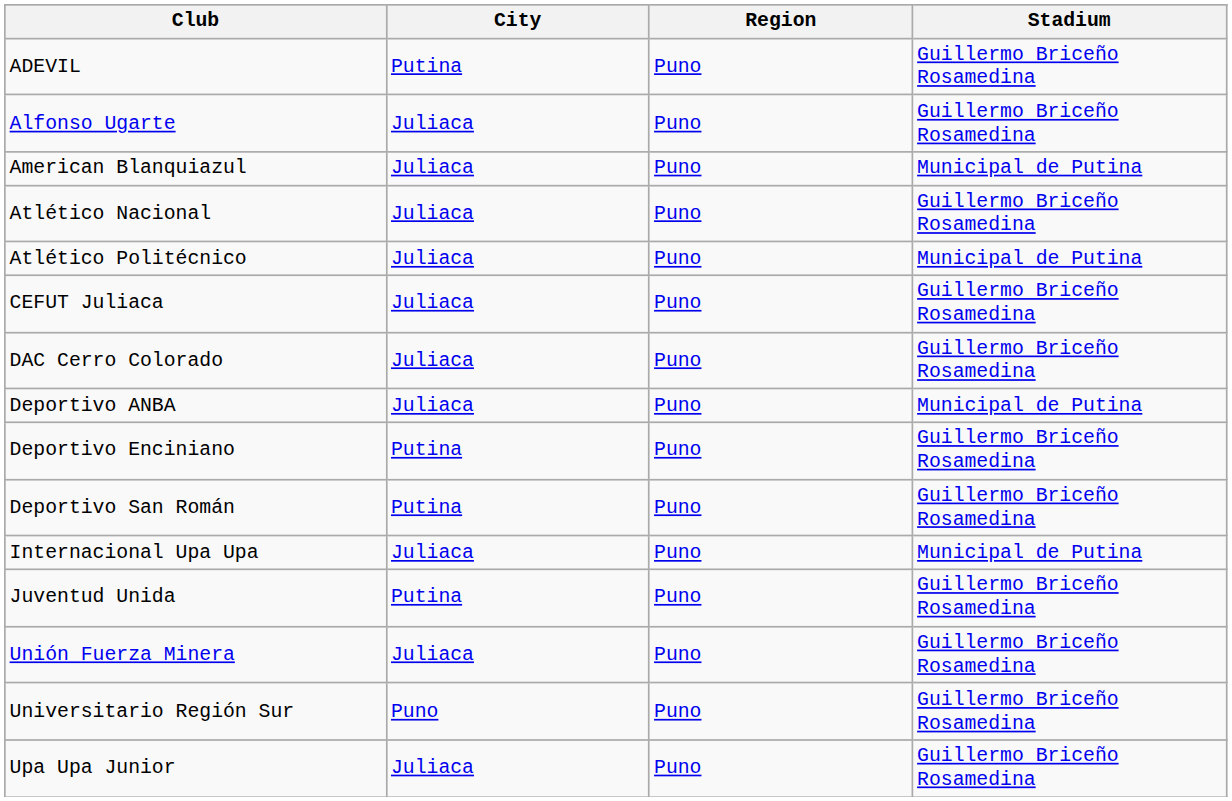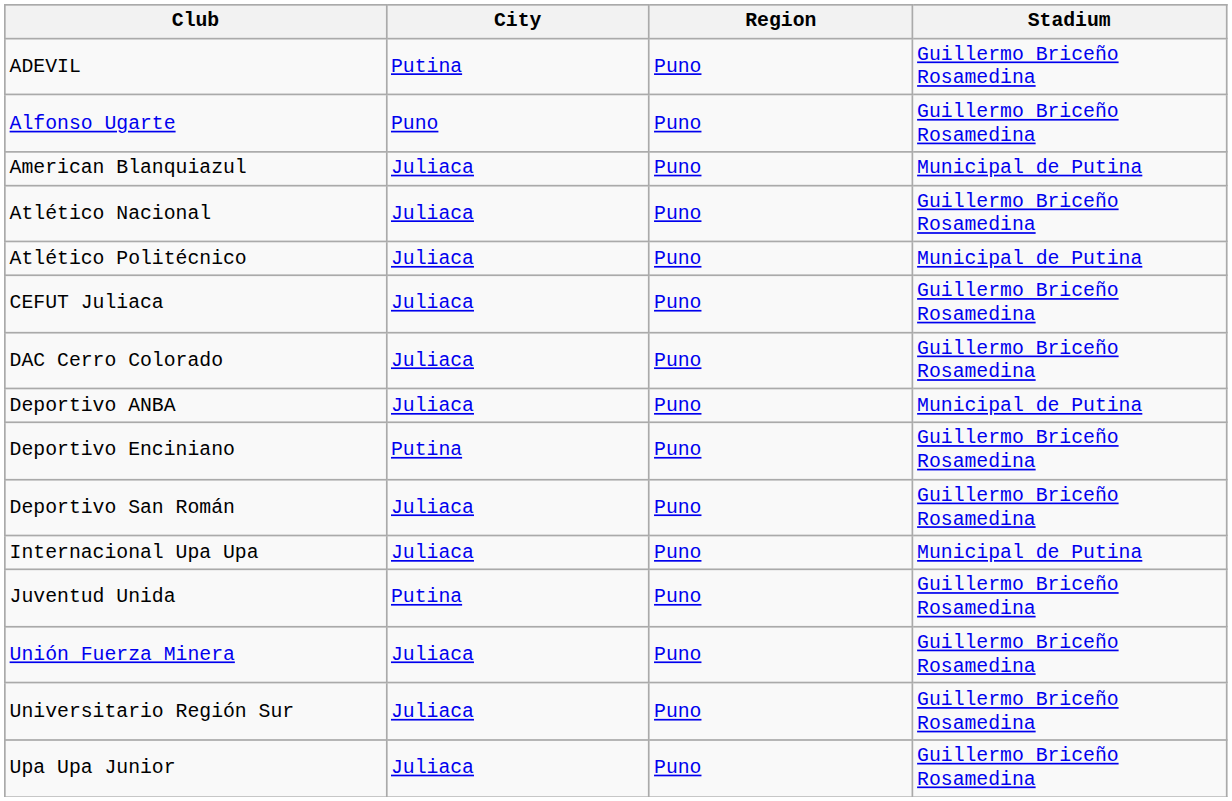(432, 123) Juliaca -> (415, 123) Puno
(427, 507) Putina -> (432, 507) Juliaca
(415, 711) Puno -> (432, 711) Juliaca
